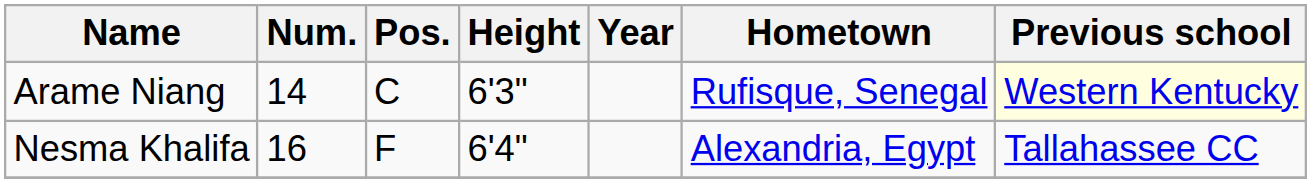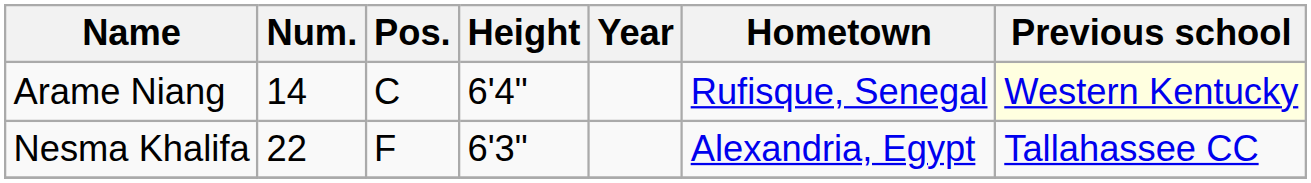(498, 90) 6'3" -> (498, 90) 6'4"
(287, 148) 16 -> (287, 148) 22
(498, 148) 6'4" -> (498, 148) 6'3"
